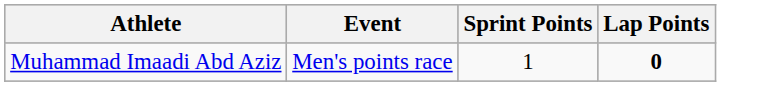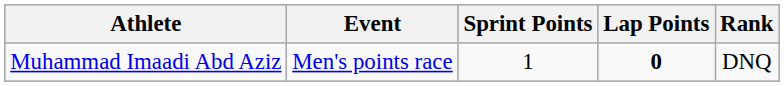+ column: (747, 23)
